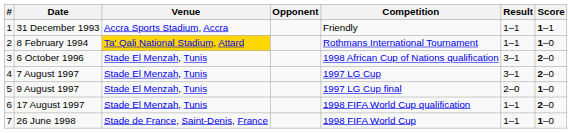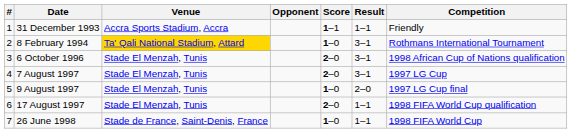columns swapped: (551, 12) <-> (411, 12)
(511, 43) 1–1 -> (363, 43) 3–1
